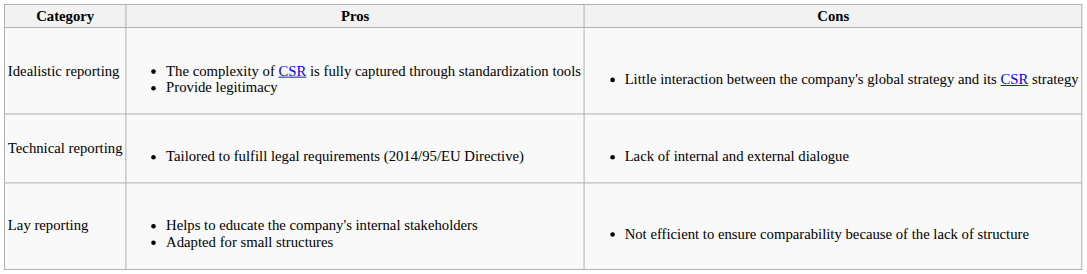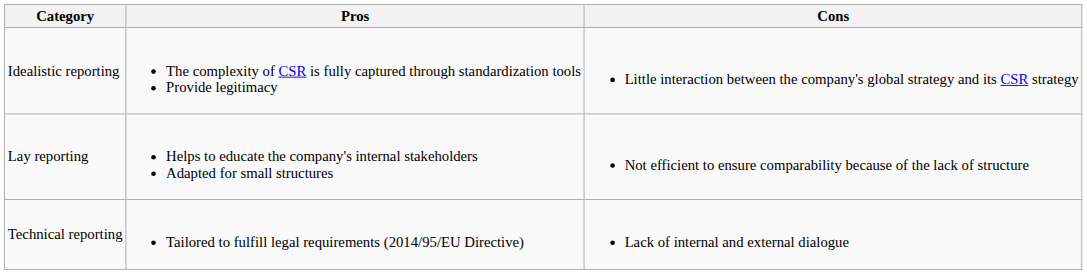rows swapped: (48, 226) <-> (65, 148)
